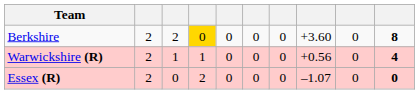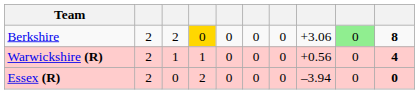(316, 36) +3.60 -> (316, 36) +3.06
(355, 36) no background -> (355, 36) lightgreen background
(316, 78) –1.07 -> (316, 78) –3.94
